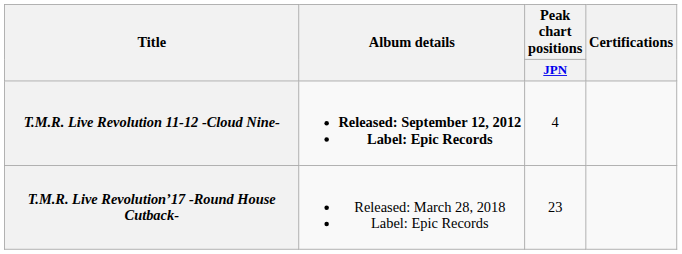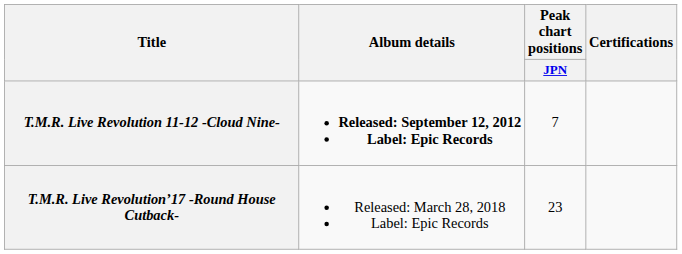(555, 123) 4 -> (555, 123) 7
